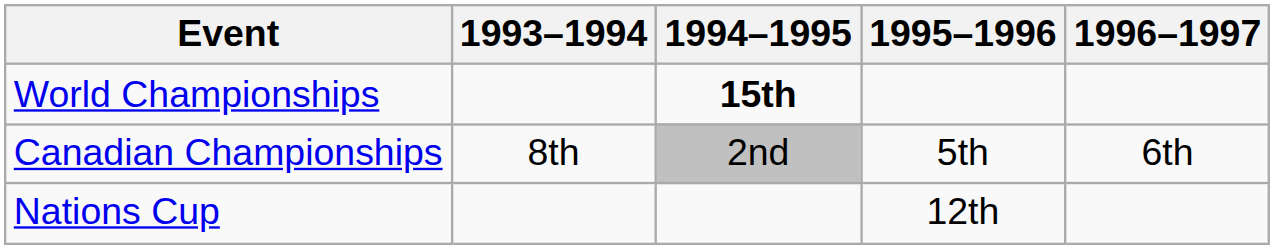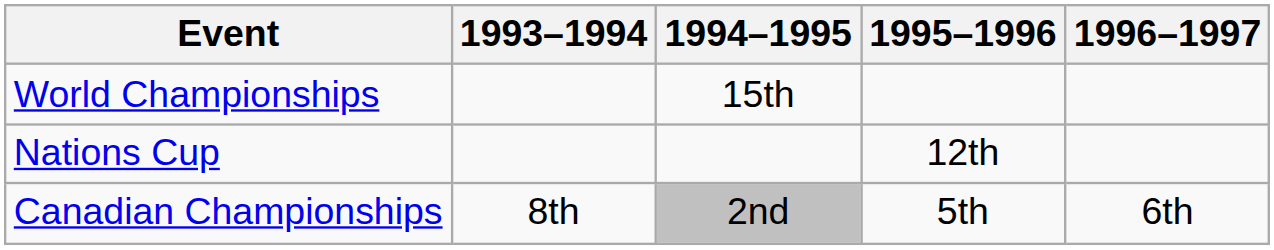(758, 93) bold -> (758, 93) normal
rows swapped: (117, 212) <-> (228, 152)
